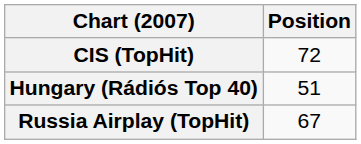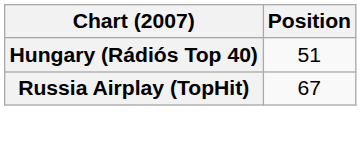- row: (134, 54)
